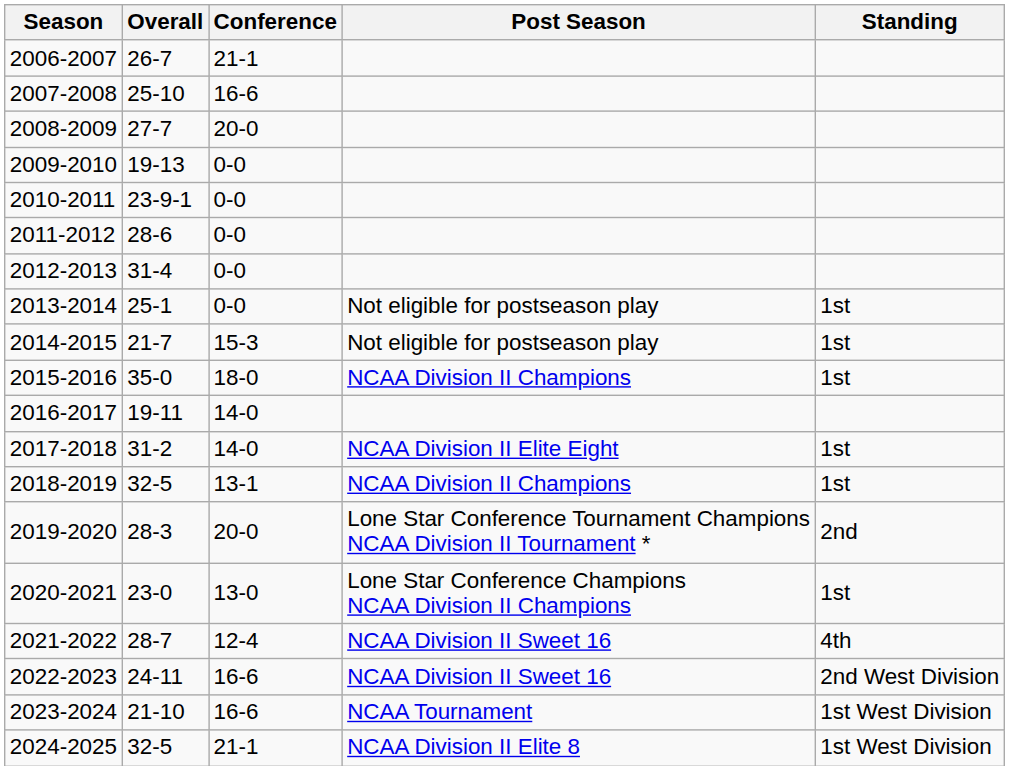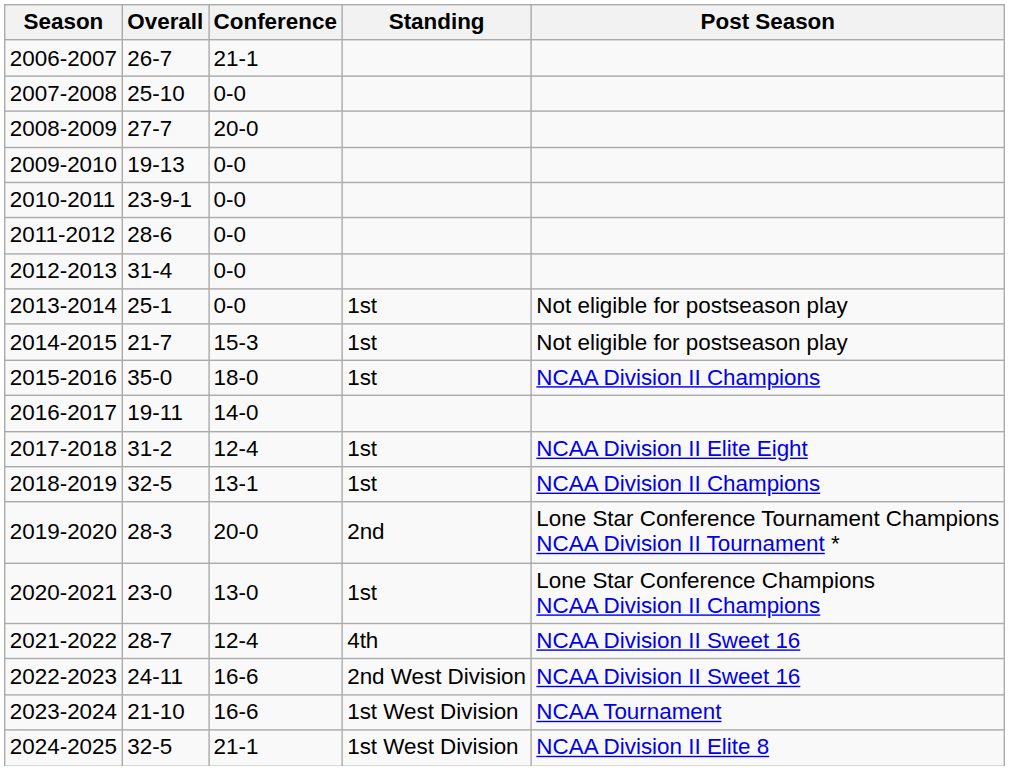columns swapped: (910, 22) <-> (579, 22)
(236, 93) 16-6 -> (230, 93) 0-0
(236, 448) 14-0 -> (236, 448) 12-4
